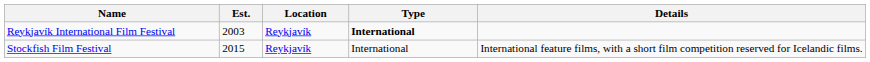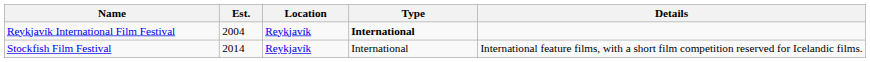(233, 31) 2003 -> (233, 31) 2004
(233, 48) 2015 -> (233, 48) 2014
